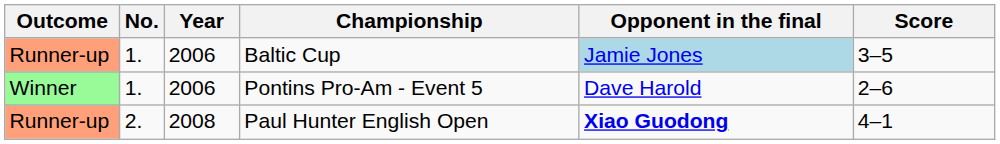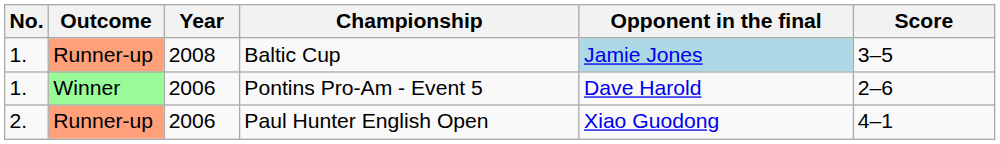columns swapped: (62, 21) <-> (142, 21)
(192, 54) 2006 -> (192, 54) 2008
(192, 121) 2008 -> (192, 121) 2006
(656, 121) bold -> (652, 121) normal
